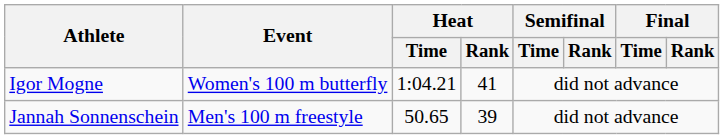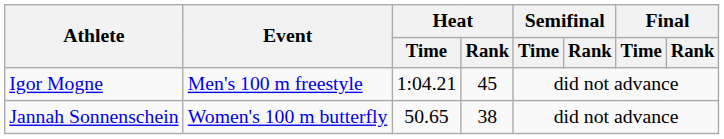(288, 84) Women's 100 m butterfly -> (275, 84) Men's 100 m freestyle
(487, 84) 41 -> (487, 84) 45
(275, 117) Men's 100 m freestyle -> (288, 117) Women's 100 m butterfly
(487, 117) 39 -> (487, 117) 38
